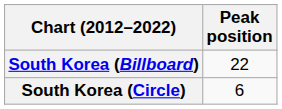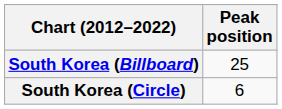(240, 63) 22 -> (240, 63) 25
